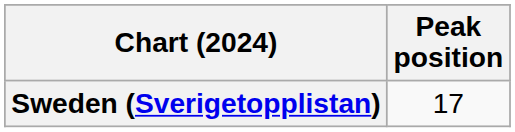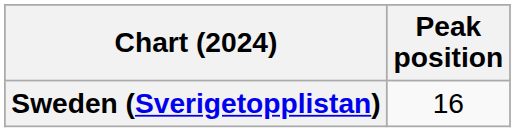(448, 103) 17 -> (448, 103) 16
